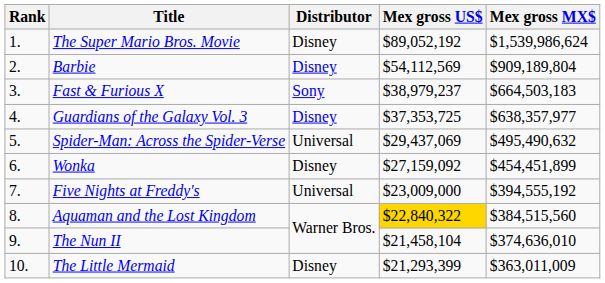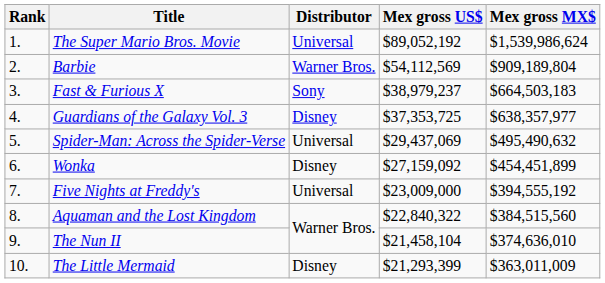(315, 41) Disney -> (323, 41) Universal
(315, 66) Disney -> (334, 66) Warner Bros.
(422, 215) gold background -> (422, 215) no background
